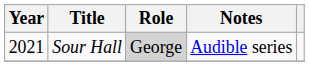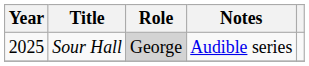(26, 46) 2021 -> (26, 46) 2025
